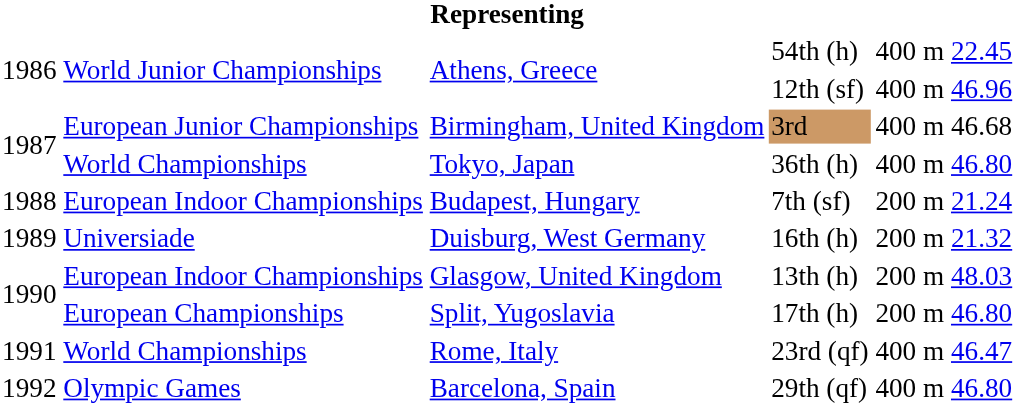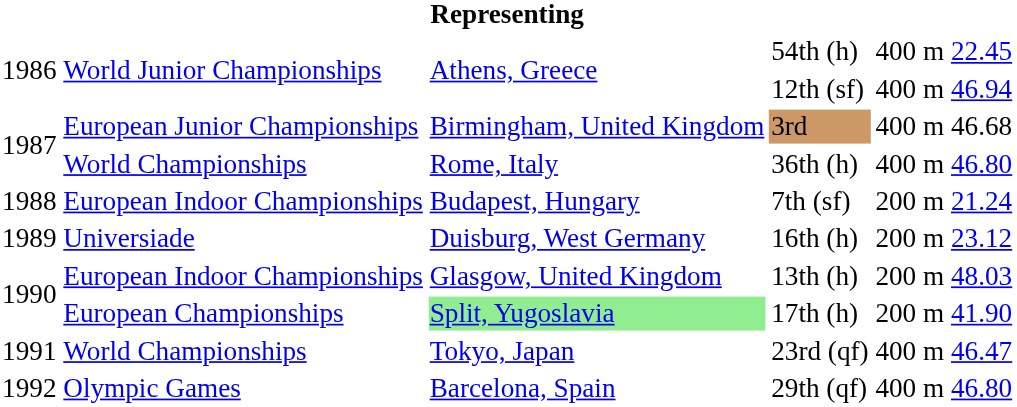(982, 88) 46.96 -> (982, 88) 46.94
(502, 163) Tokyo, Japan -> (494, 163) Rome, Italy
(982, 238) 21.32 -> (982, 238) 23.12
(522, 313) no background -> (522, 313) lightgreen background
(982, 313) 46.80 -> (982, 313) 41.90
(494, 350) Rome, Italy -> (502, 350) Tokyo, Japan
